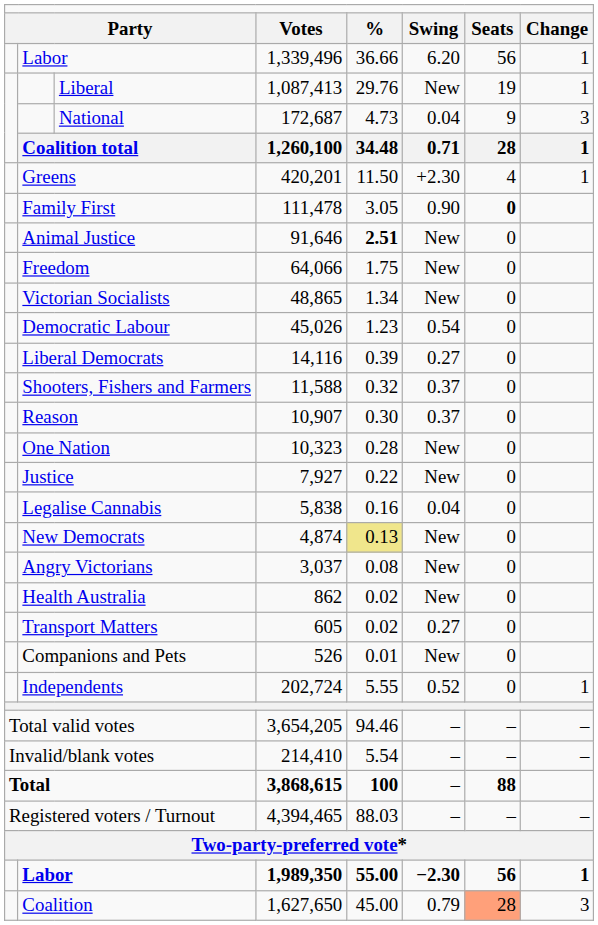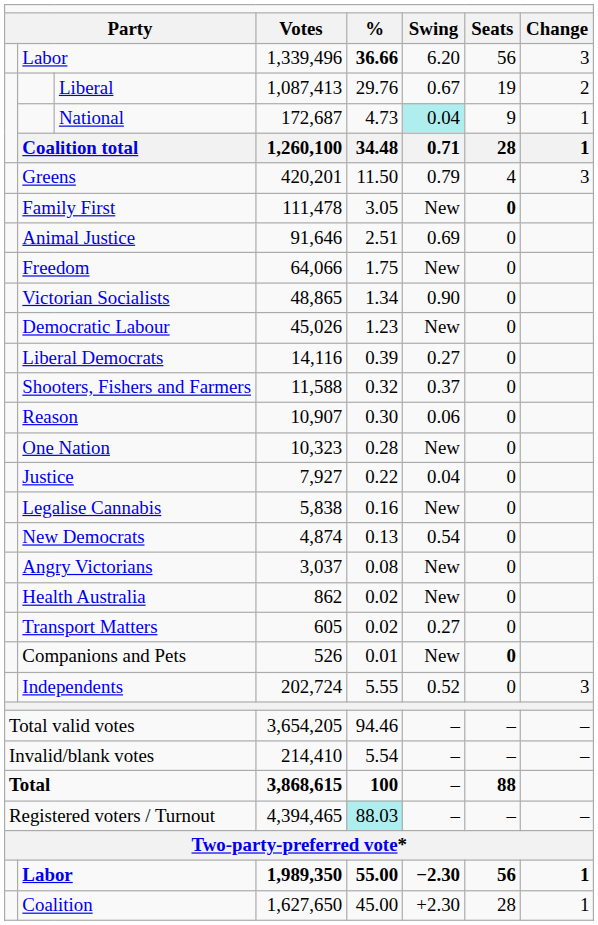(377, 58) normal -> (377, 58) bold
(585, 58) 1 -> (585, 58) 3
(442, 88) New -> (443, 88) 0.67
(585, 88) 1 -> (585, 88) 2
(443, 118) no background -> (443, 118) paleturquoise background
(585, 118) 3 -> (585, 118) 1
(438, 177) +2.30 -> (443, 177) 0.79
(585, 177) 1 -> (585, 177) 3
(443, 207) 0.90 -> (442, 207) New
(382, 237) bold -> (382, 237) normal
(442, 237) New -> (443, 237) 0.69
(442, 297) New -> (443, 297) 0.90
(443, 327) 0.54 -> (442, 327) New
(443, 417) 0.37 -> (443, 417) 0.06
(442, 477) New -> (443, 477) 0.04
(443, 507) 0.04 -> (442, 507) New
(382, 537) khaki background -> (382, 537) no background
(442, 537) New -> (443, 537) 0.54
(511, 656) normal -> (511, 656) bold
(585, 686) 1 -> (585, 686) 3
(377, 815) no background -> (377, 815) paleturquoise background
(443, 905) 0.79 -> (438, 905) +2.30
(506, 905) lightsalmon background -> (506, 905) no background
(585, 905) 3 -> (585, 905) 1
